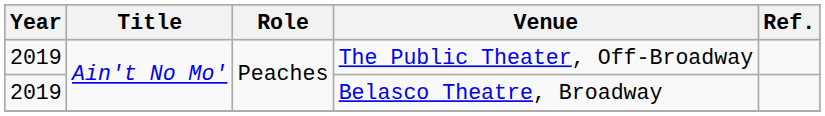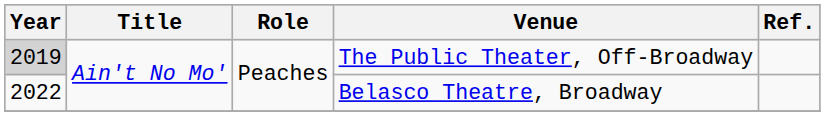(36, 58) no background -> (36, 58) lightgrey background
(36, 93) 2019 -> (36, 93) 2022
